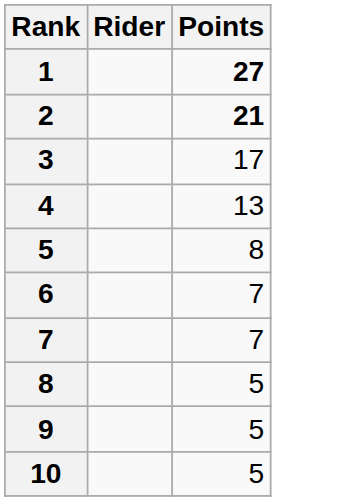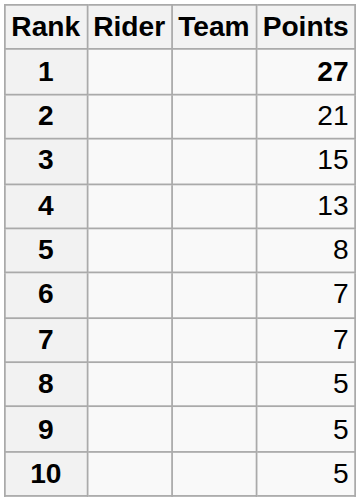+ column: (214, 26)
(249, 116) bold -> (333, 116) normal
(249, 160) 17 -> (333, 160) 15
